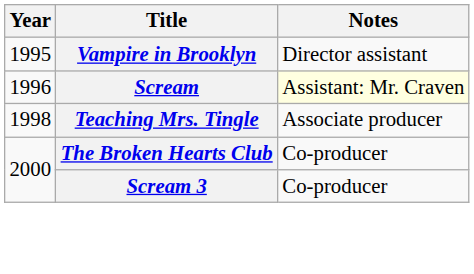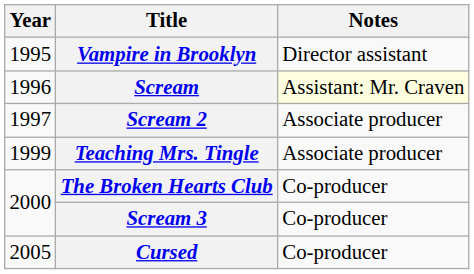+ row: (167, 119)
(30, 119) 1998 -> (30, 152) 1999
+ row: (167, 251)
